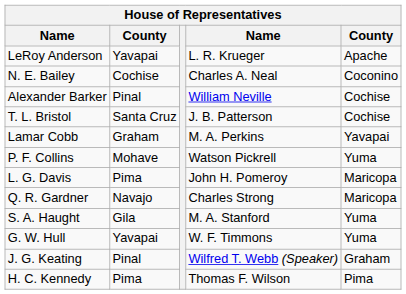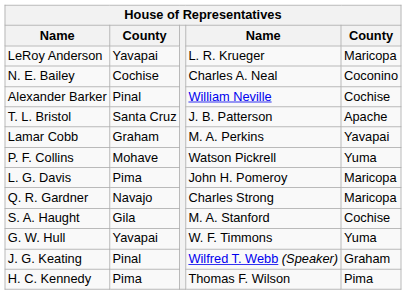(366, 56) Apache -> (370, 56) Maricopa
(367, 116) Cochise -> (366, 116) Apache
(360, 218) Yuma -> (367, 218) Cochise
